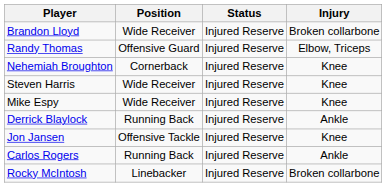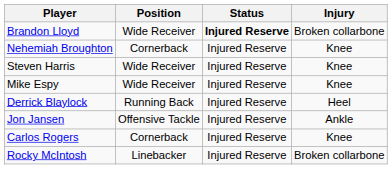(244, 31) normal -> (247, 31) bold
- row: (45, 48)
(334, 119) Ankle -> (339, 102) Heel
(334, 137) Knee -> (339, 119) Ankle
(159, 155) Running Back -> (159, 137) Cornerback
(334, 155) Ankle -> (339, 137) Knee
